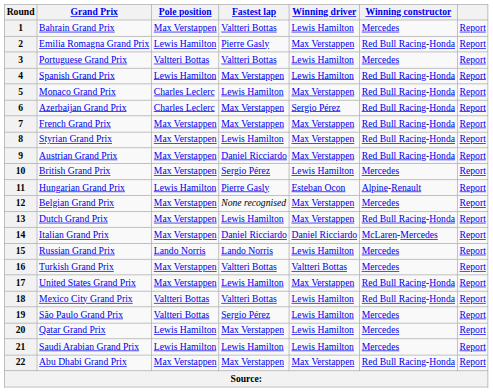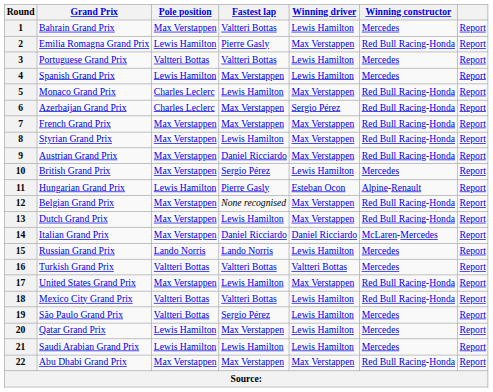(408, 75) Red Bull Racing-Honda -> (380, 75) Mercedes
(380, 203) Mercedes -> (408, 203) Red Bull Racing-Honda
(185, 266) Max Verstappen -> (182, 266) Valtteri Bottas
